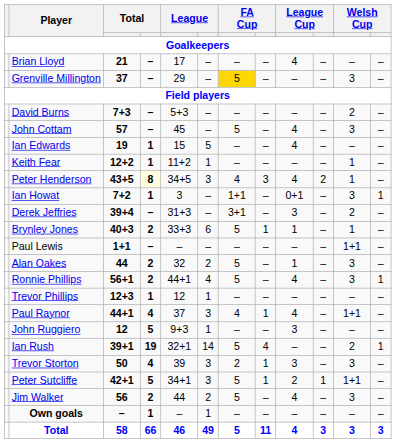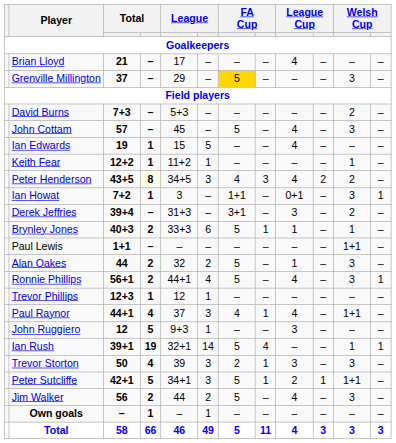(352, 179) 1 -> (352, 179) 2
(352, 346) 2 -> (352, 346) 1
